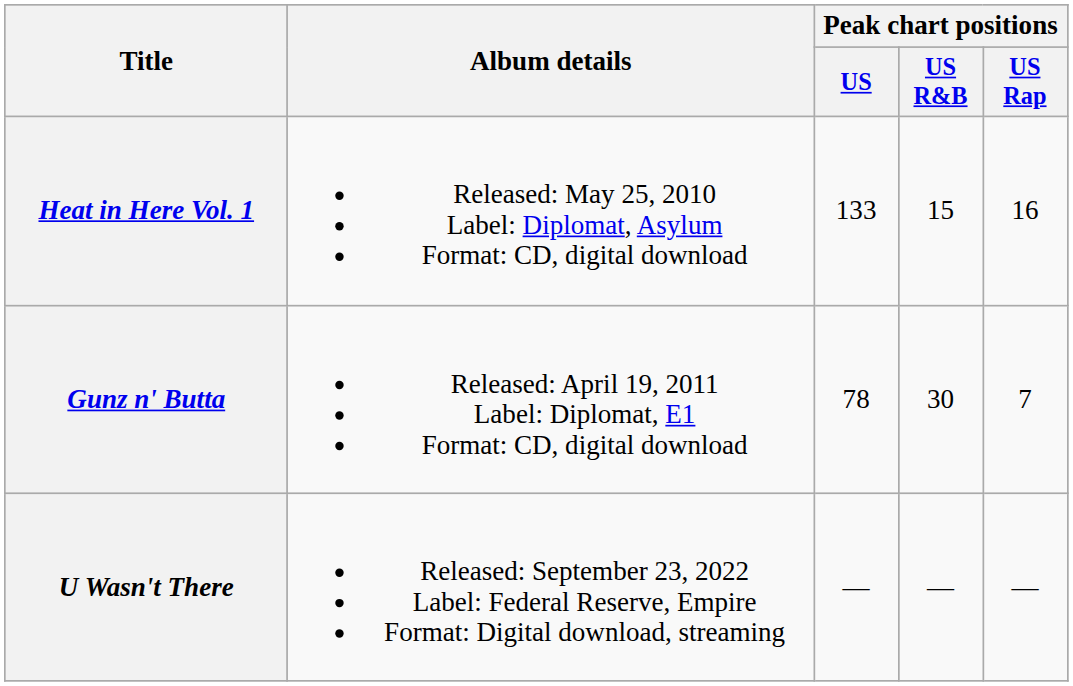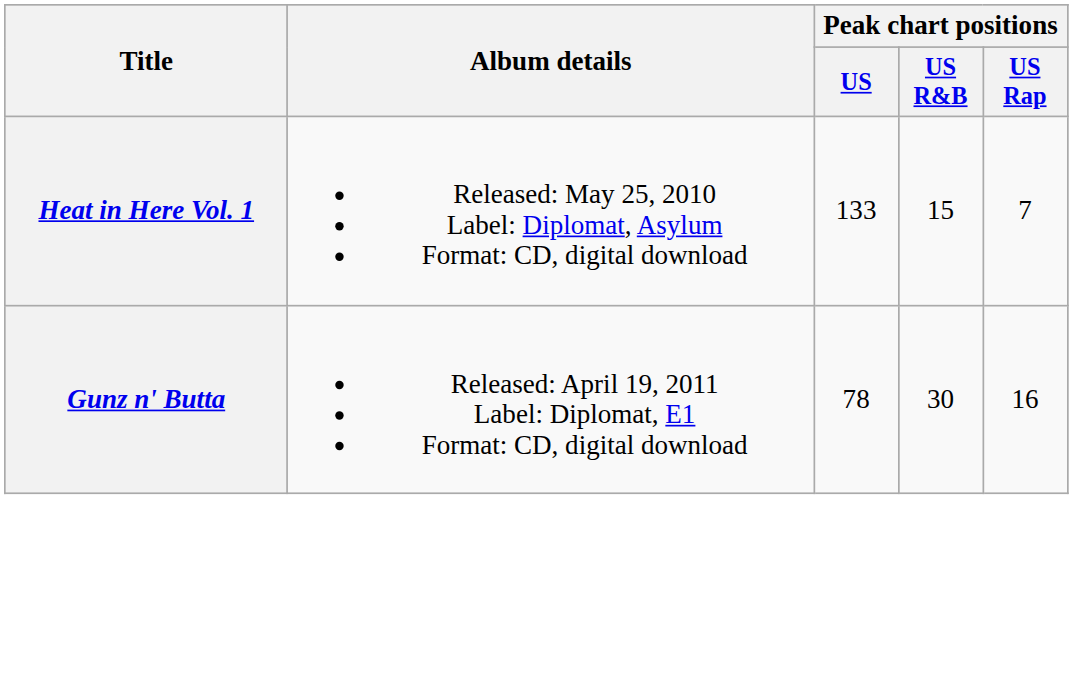(1025, 210) 16 -> (1025, 210) 7
(1025, 398) 7 -> (1025, 398) 16
- row: (146, 586)
